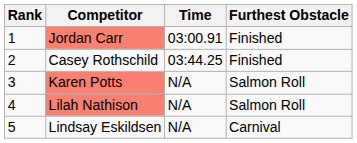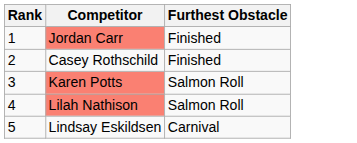- column: (195, 15)
